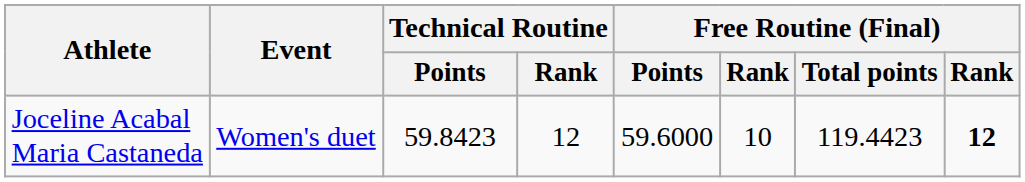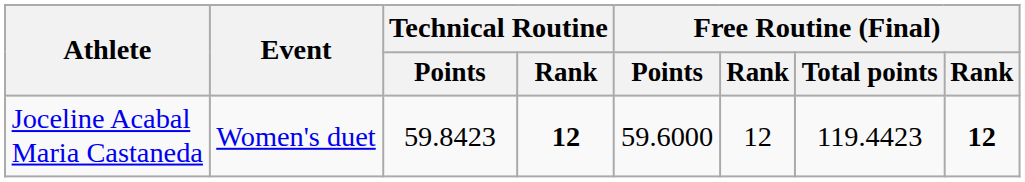(566, 136) normal -> (566, 136) bold
(758, 136) 10 -> (758, 136) 12
